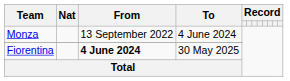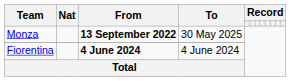(127, 34) normal -> (128, 34) bold
(207, 34) 4 June 2024 -> (212, 34) 30 May 2025
(209, 51) 30 May 2025 -> (210, 51) 4 June 2024
